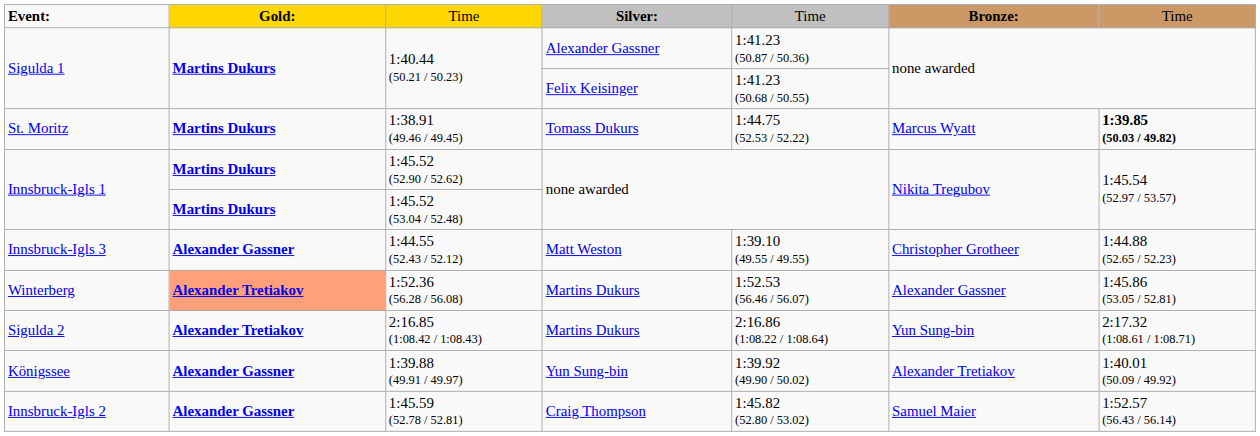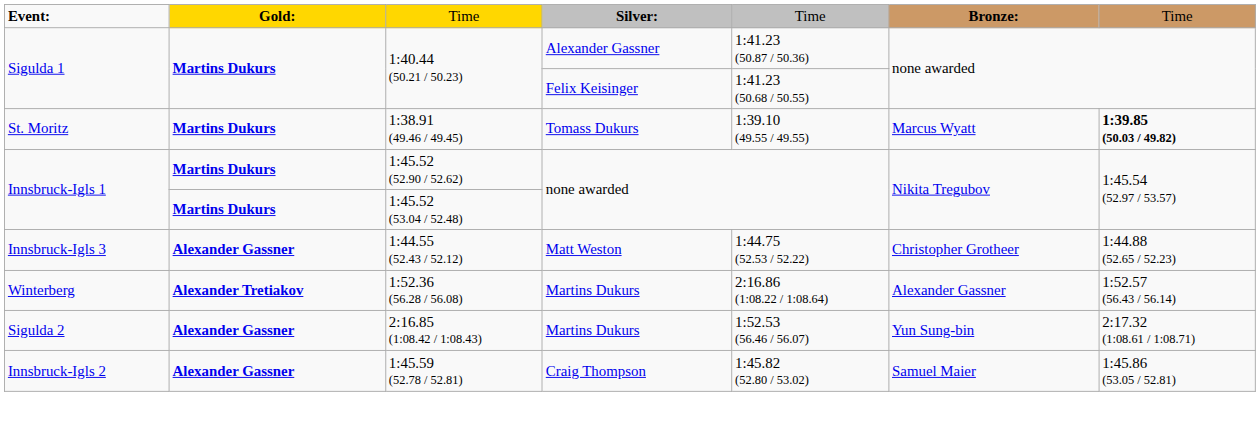(772, 128) 1:44.75 (52.53 / 52.22) -> (772, 128) 1:39.10 (49.55 / 49.55)
(772, 249) 1:39.10 (49.55 / 49.55) -> (772, 249) 1:44.75 (52.53 / 52.22)
(238, 290) lightsalmon background -> (238, 290) no background
(772, 290) 1:52.53 (56.46 / 56.07) -> (782, 290) 2:16.86 (1:08.22 / 1:08.64)
(1139, 290) 1:45.86 (53.05 / 52.81) -> (1139, 290) 1:52.57 (56.43 / 56.14)
(238, 330) Alexander Tretiakov -> (233, 330) Alexander Gassner
(782, 330) 2:16.86 (1:08.22 / 1:08.64) -> (772, 330) 1:52.53 (56.46 / 56.07)
- row: (426, 370)
(1139, 411) 1:52.57 (56.43 / 56.14) -> (1139, 370) 1:45.86 (53.05 / 52.81)
